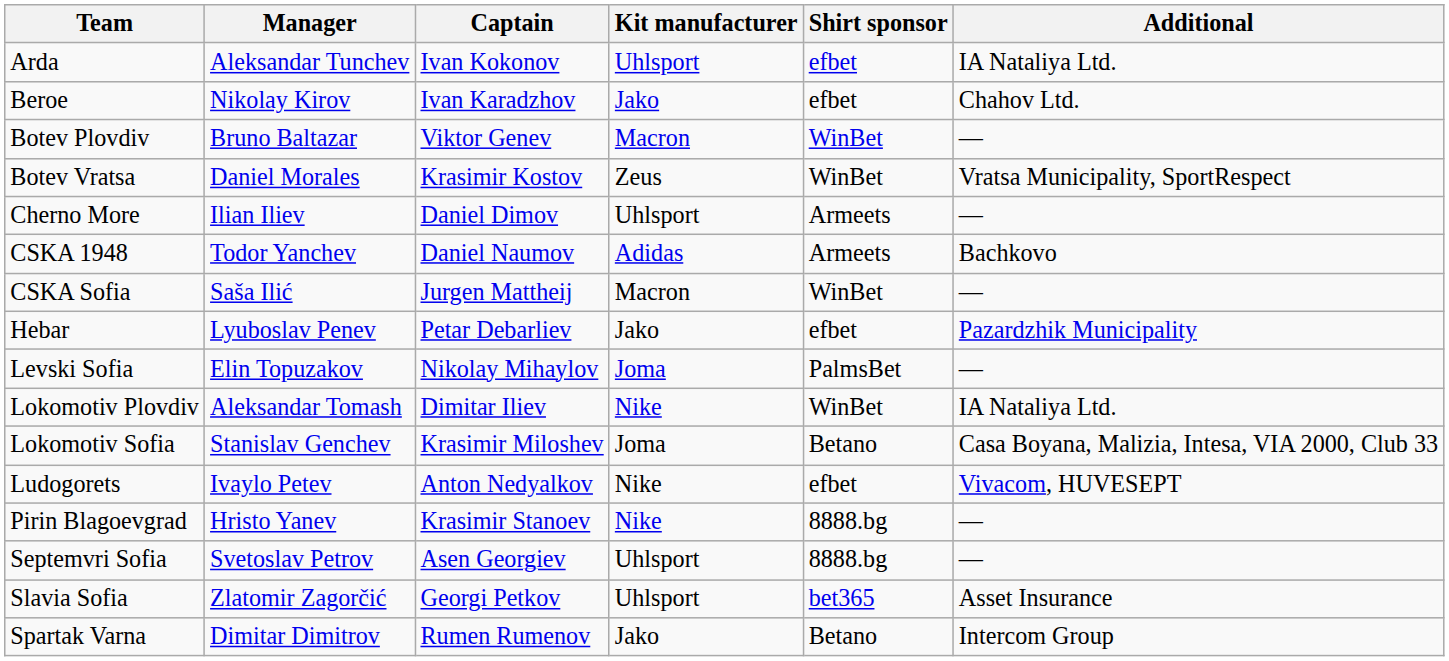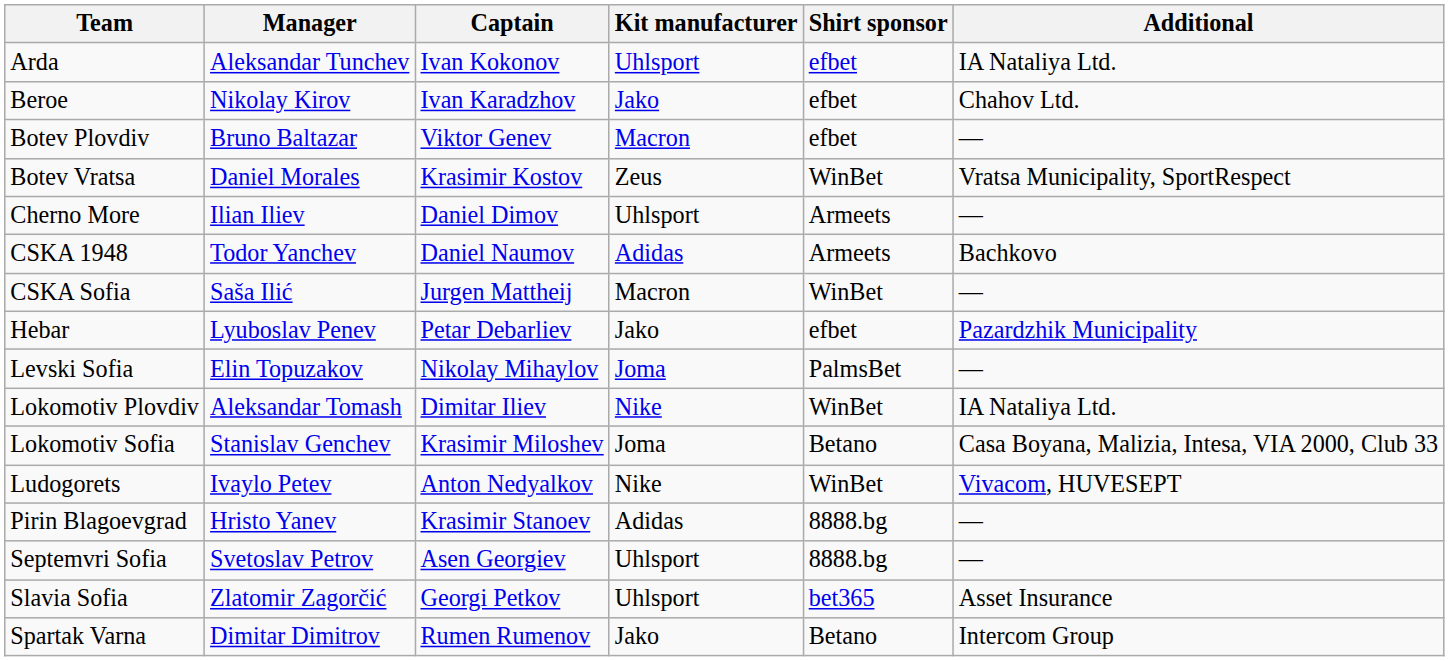(846, 138) WinBet -> (833, 138) efbet
(833, 483) efbet -> (846, 483) WinBet
(638, 521) Nike -> (649, 521) Adidas
